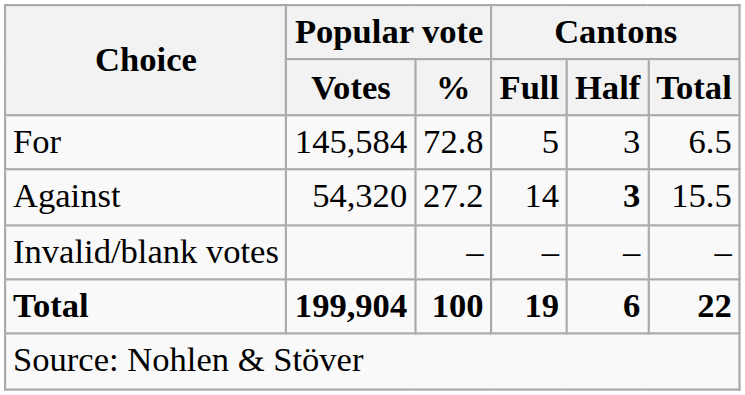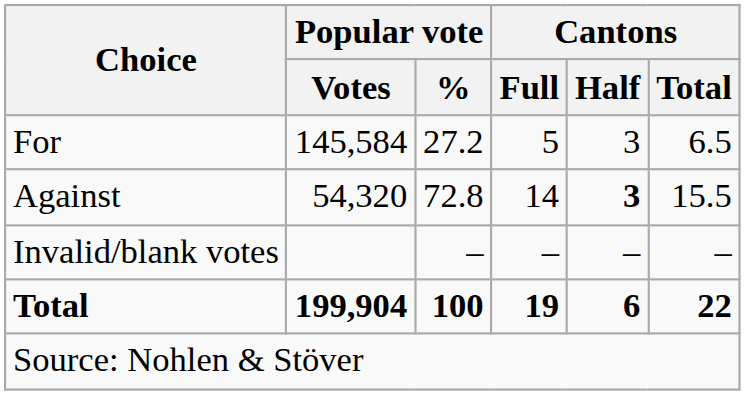(453, 141) 72.8 -> (453, 141) 27.2
(453, 196) 27.2 -> (453, 196) 72.8
